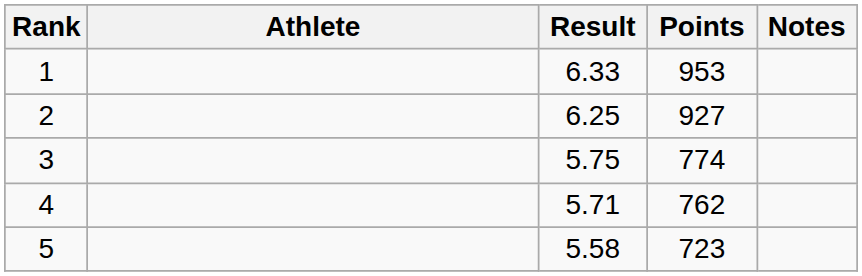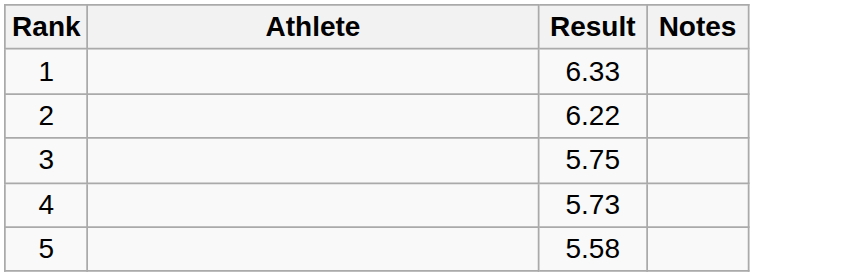- column: (702, 26)
(593, 115) 6.25 -> (593, 115) 6.22
(593, 204) 5.71 -> (593, 204) 5.73
